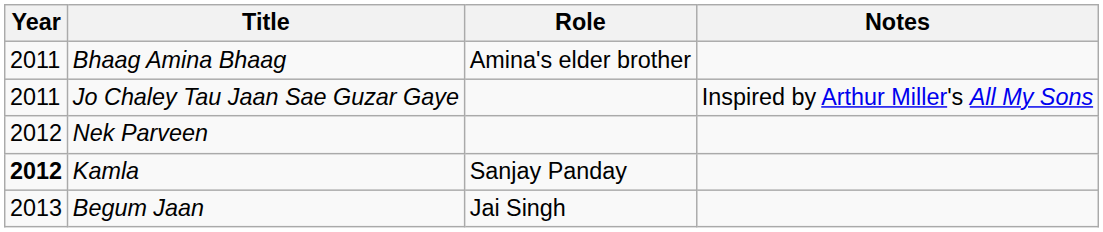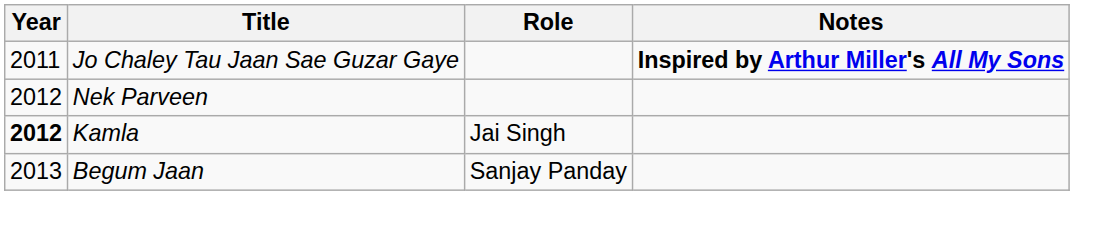- row: (180, 60)
(897, 97) normal -> (851, 60) bold
(548, 171) Sanjay Panday -> (518, 134) Jai Singh
(518, 208) Jai Singh -> (548, 171) Sanjay Panday
